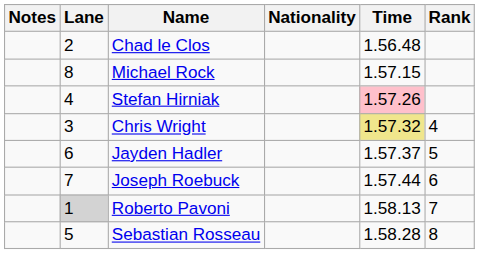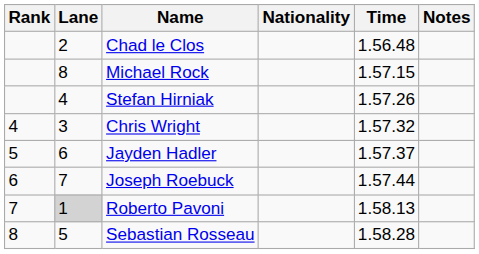columns swapped: (450, 18) <-> (32, 18)
(392, 99) pink background -> (386, 99) no background
(392, 126) khaki background -> (386, 126) no background
